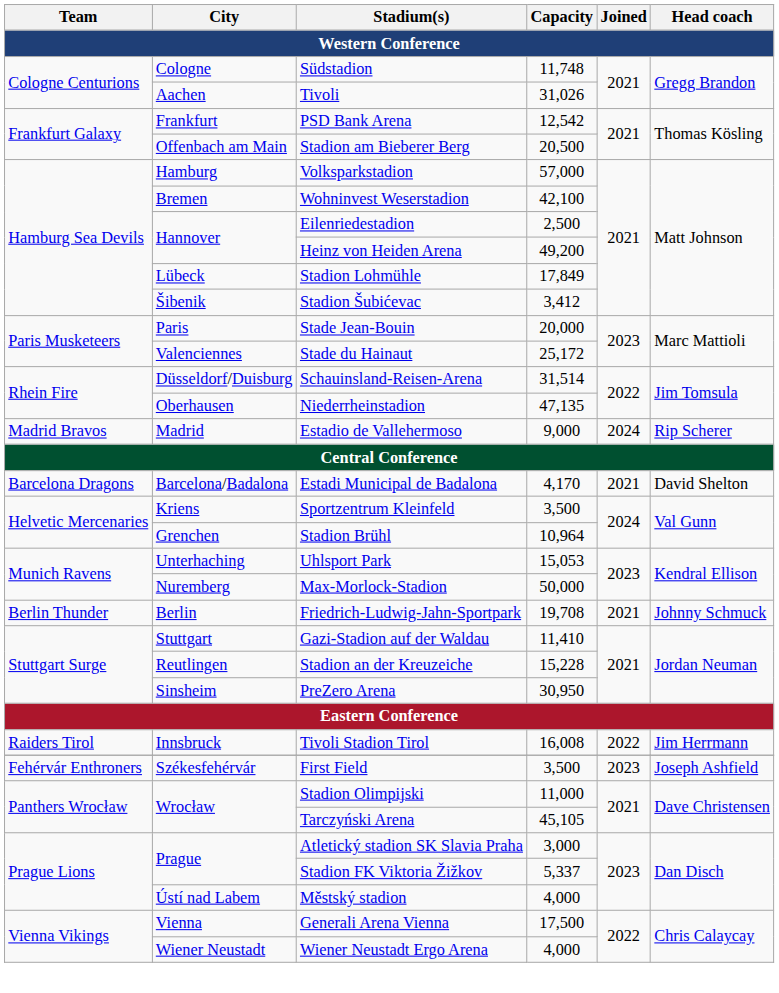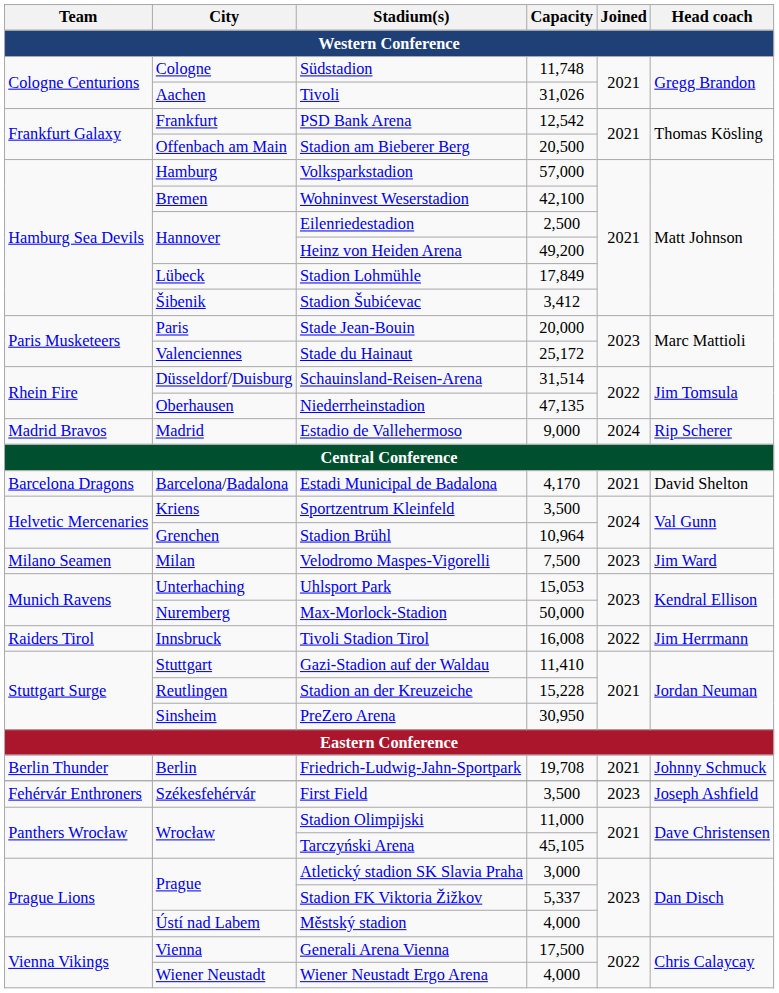+ row: (395, 560)
rows swapped: (364, 742) <-> (411, 612)
